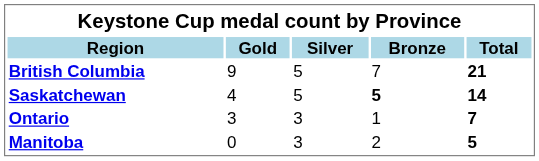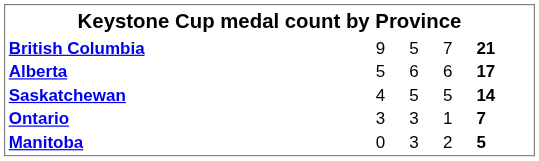- row: (115, 48)
+ row: (38, 71)
(376, 95) bold -> (448, 95) normal
